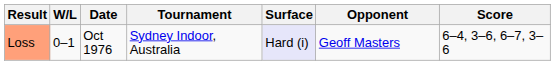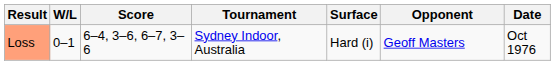columns swapped: (104, 14) <-> (495, 14)
(287, 42) lavender background -> (352, 42) no background
